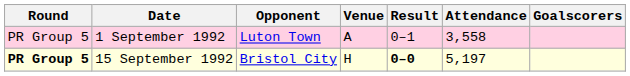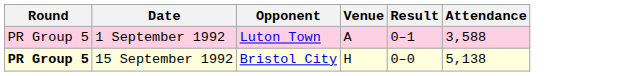- column: (578, 16)
(466, 38) 3,558 -> (466, 38) 3,588
(403, 60) bold -> (403, 60) normal
(466, 60) 5,197 -> (466, 60) 5,138
